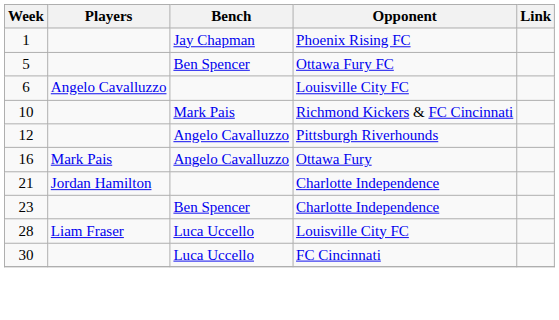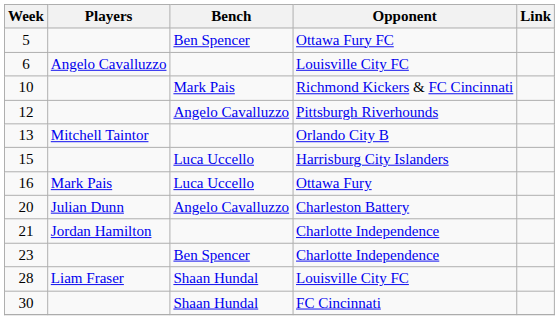- row: (26, 40)
+ row: (26, 135)
+ row: (26, 159)
(231, 159) Angelo Cavalluzzo -> (214, 183) Luca Uccello
+ row: (26, 207)
(214, 231) Luca Uccello -> (216, 278) Shaan Hundal
(214, 254) Luca Uccello -> (216, 302) Shaan Hundal
